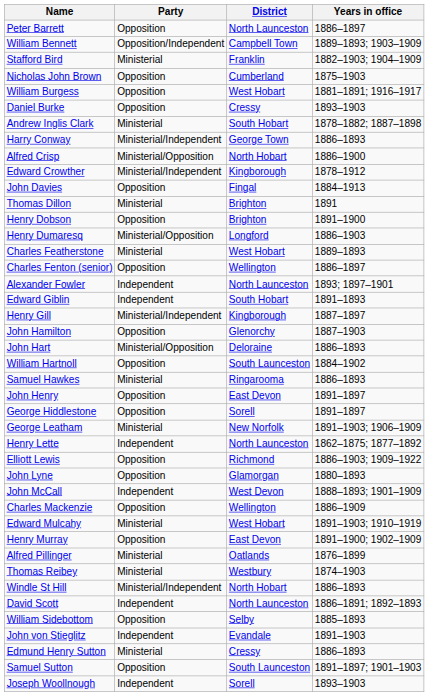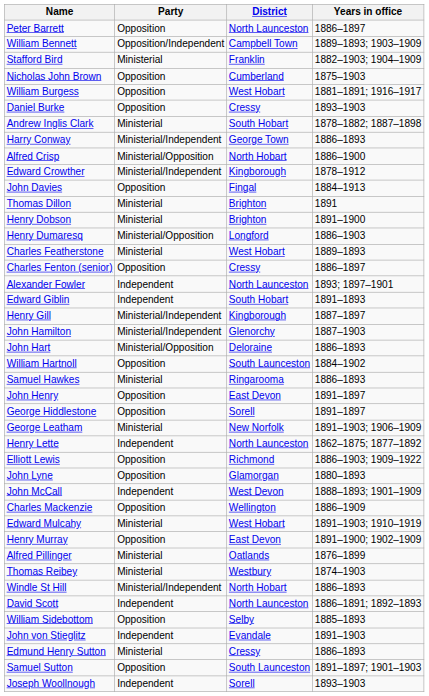(141, 220) Opposition -> (140, 220) Ministerial
(252, 268) Wellington -> (245, 268) Cressy
(141, 332) Opposition -> (169, 332) Ministerial/Independent
